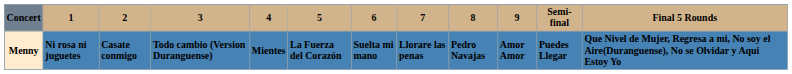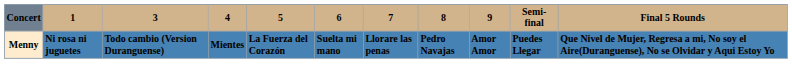- column: (125, 17)
